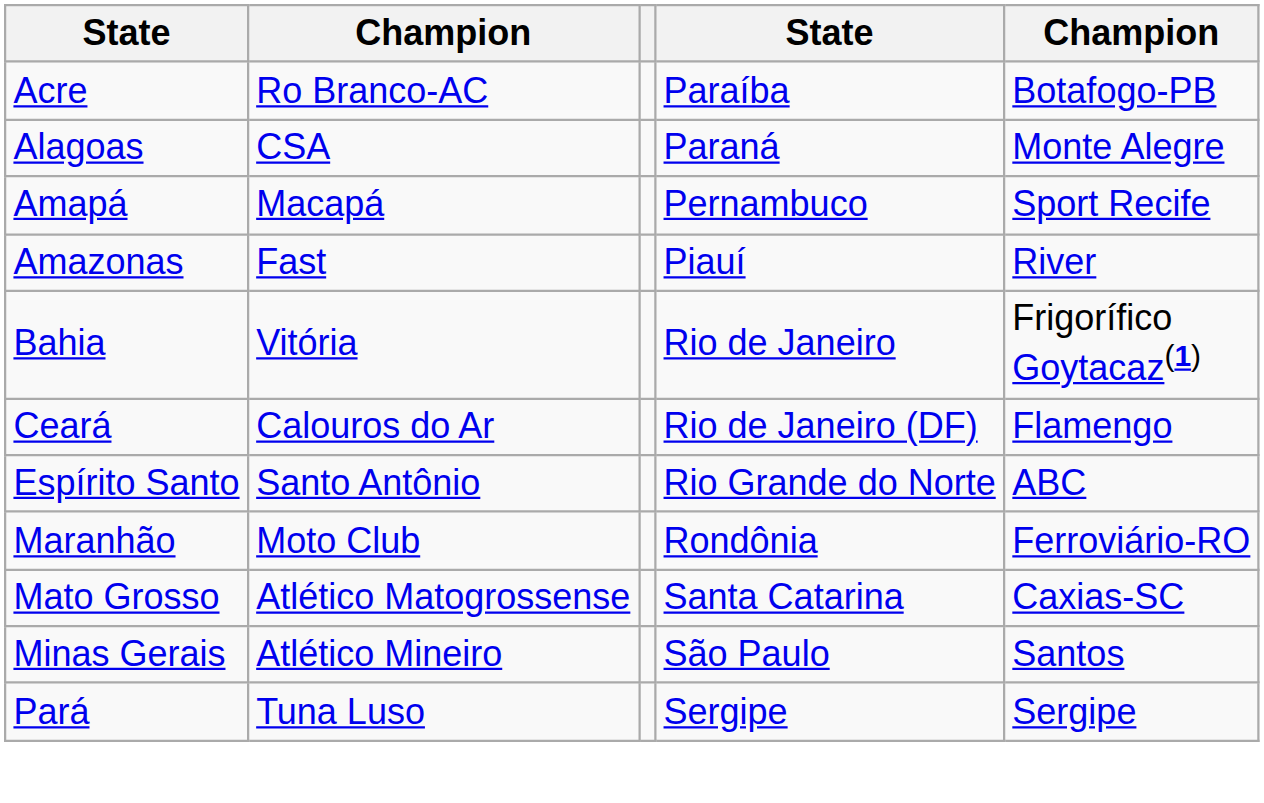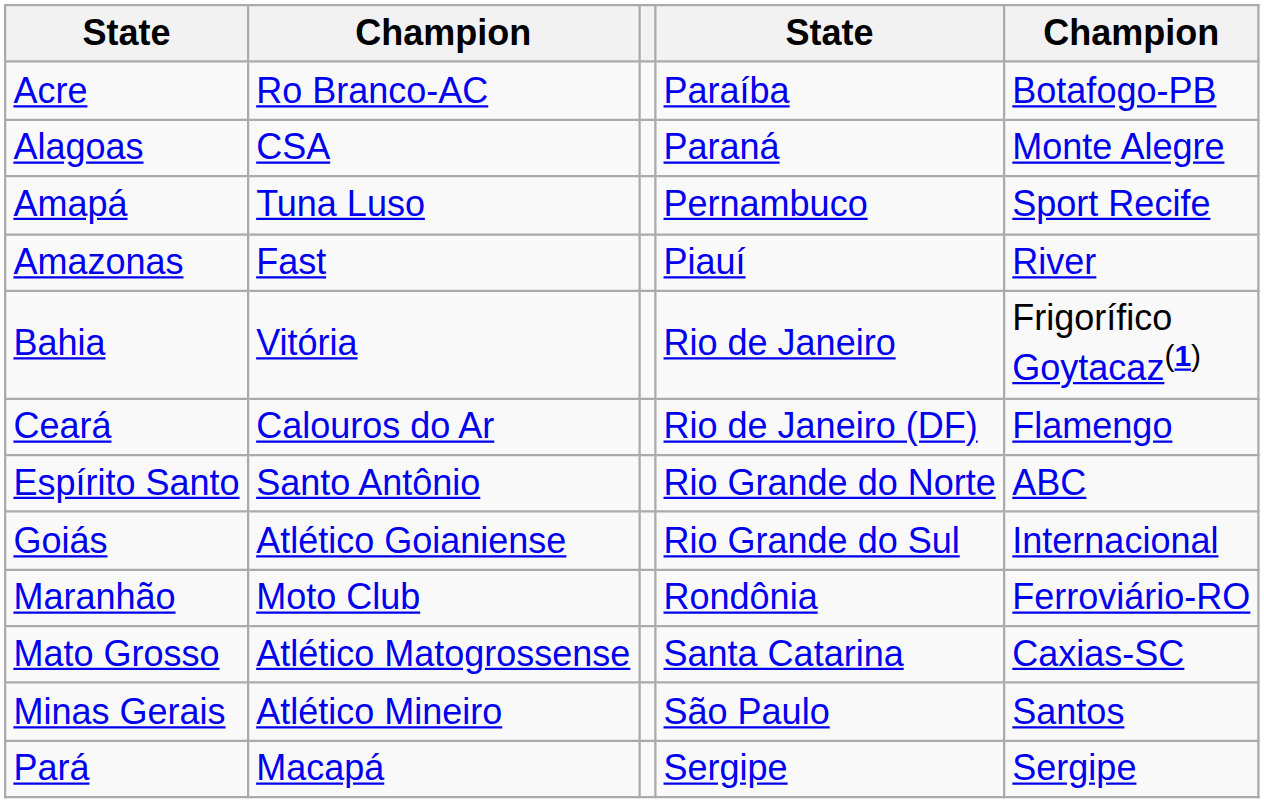(320, 204) Macapá -> (341, 204) Tuna Luso
+ row: (60, 540)
(341, 711) Tuna Luso -> (320, 768) Macapá
